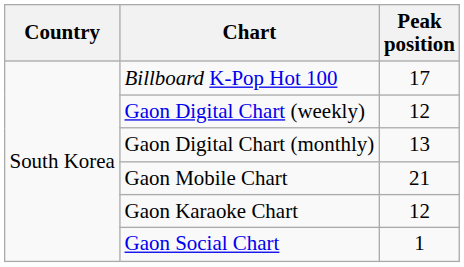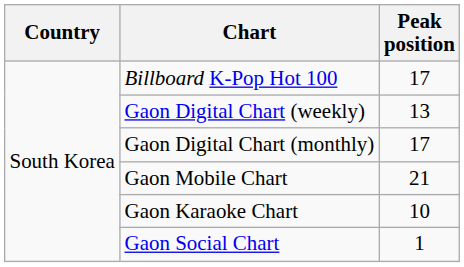(419, 111) 12 -> (419, 111) 13
(419, 144) 13 -> (419, 144) 17
(419, 210) 12 -> (419, 210) 10
